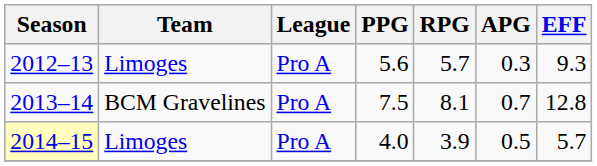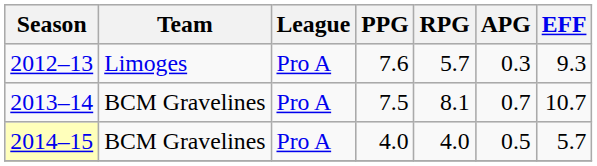(394, 63) 5.6 -> (394, 63) 7.6
(566, 102) 12.8 -> (566, 102) 10.7
(146, 141) Limoges -> (185, 141) BCM Gravelines
(455, 141) 3.9 -> (455, 141) 4.0
